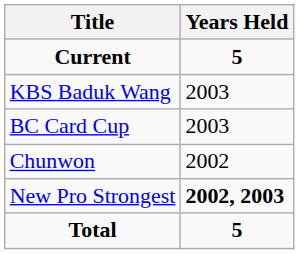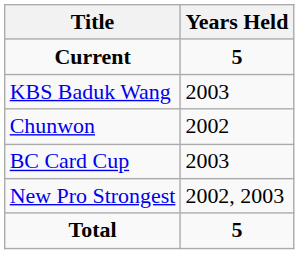rows swapped: (52, 160) <-> (69, 126)
(235, 195) bold -> (235, 195) normal
